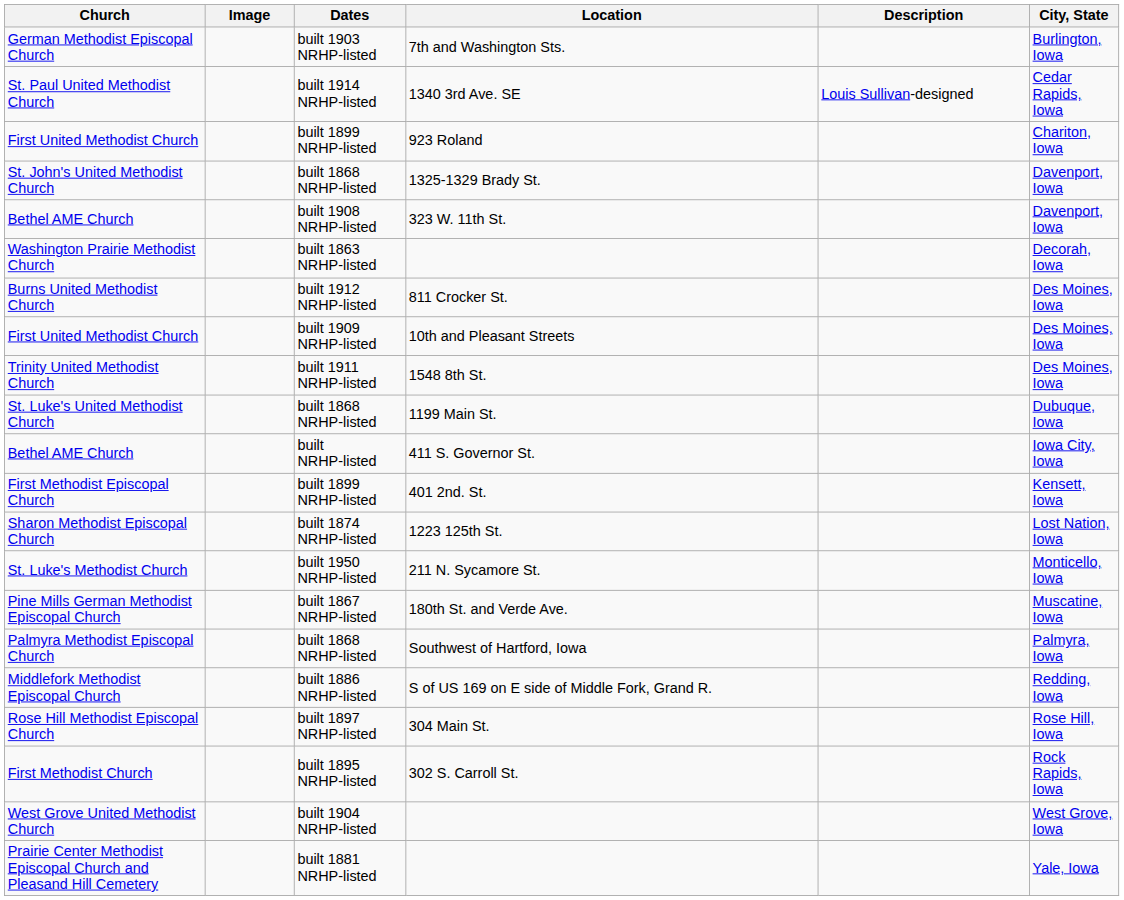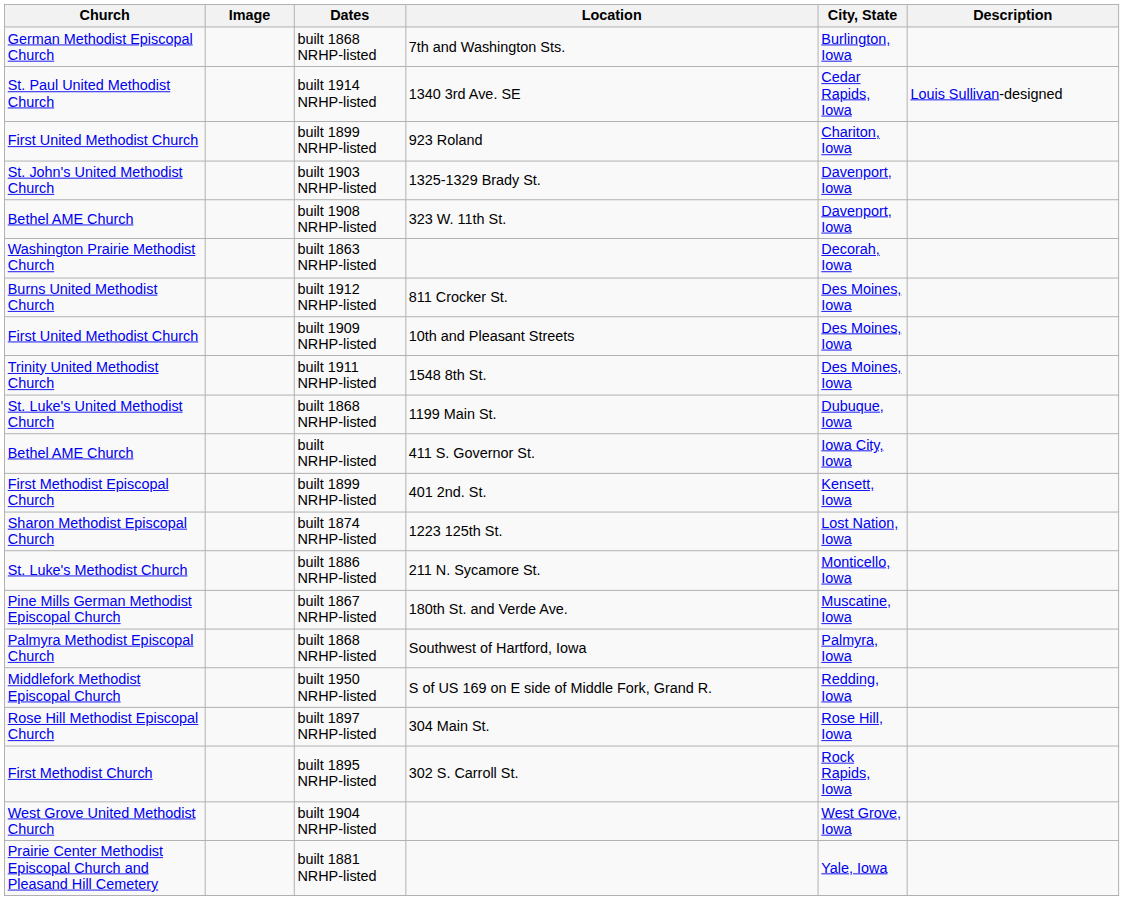columns swapped: (1074, 15) <-> (924, 15)
(337, 46) built 1903 NRHP-listed -> (337, 46) built 1868 NRHP-listed
(337, 180) built 1868 NRHP-listed -> (337, 180) built 1903 NRHP-listed
(337, 570) built 1950 NRHP-listed -> (337, 570) built 1886 NRHP-listed
(337, 687) built 1886 NRHP-listed -> (337, 687) built 1950 NRHP-listed
